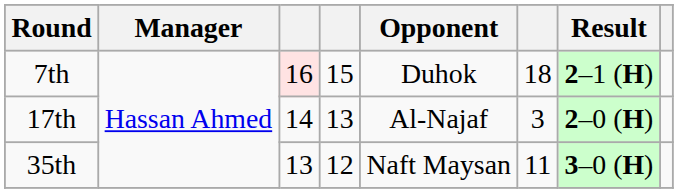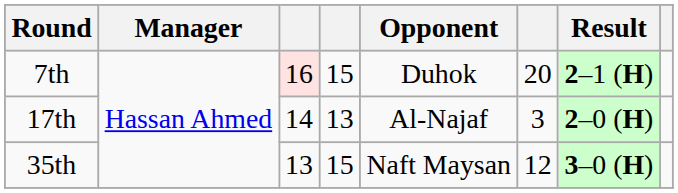(538, 73) 18 -> (538, 73) 20
(340, 165) 12 -> (340, 165) 15
(538, 165) 11 -> (538, 165) 12
